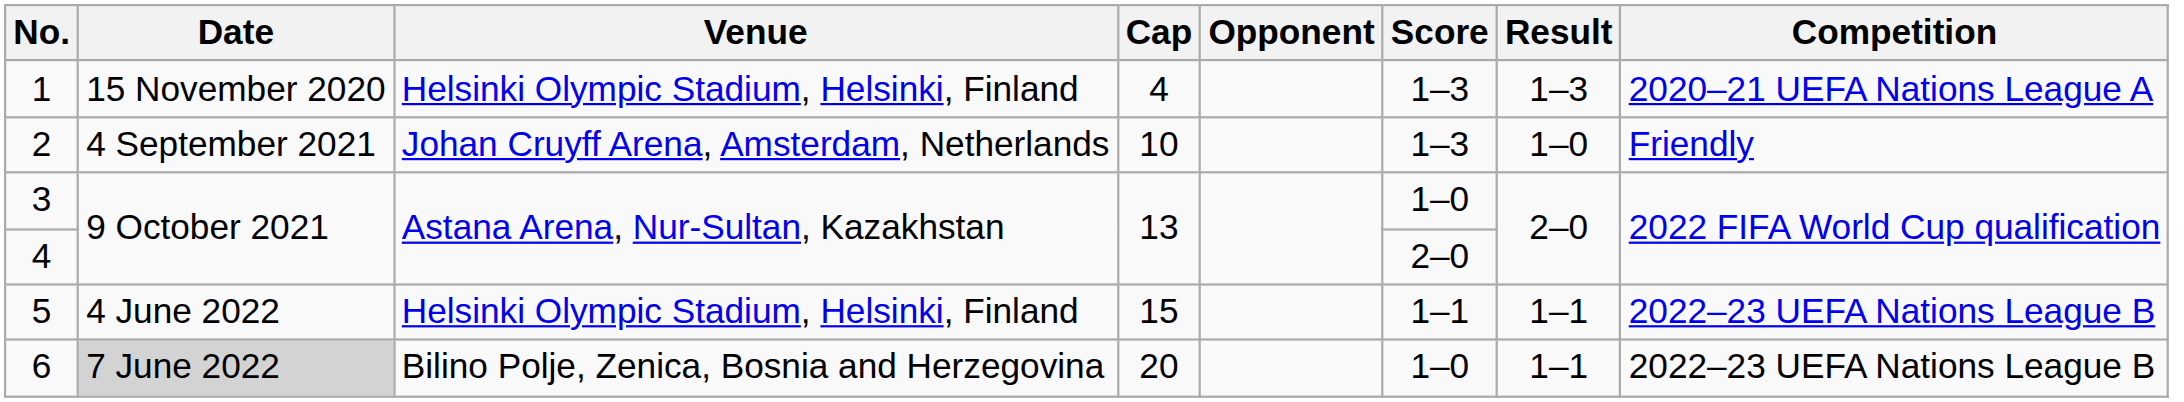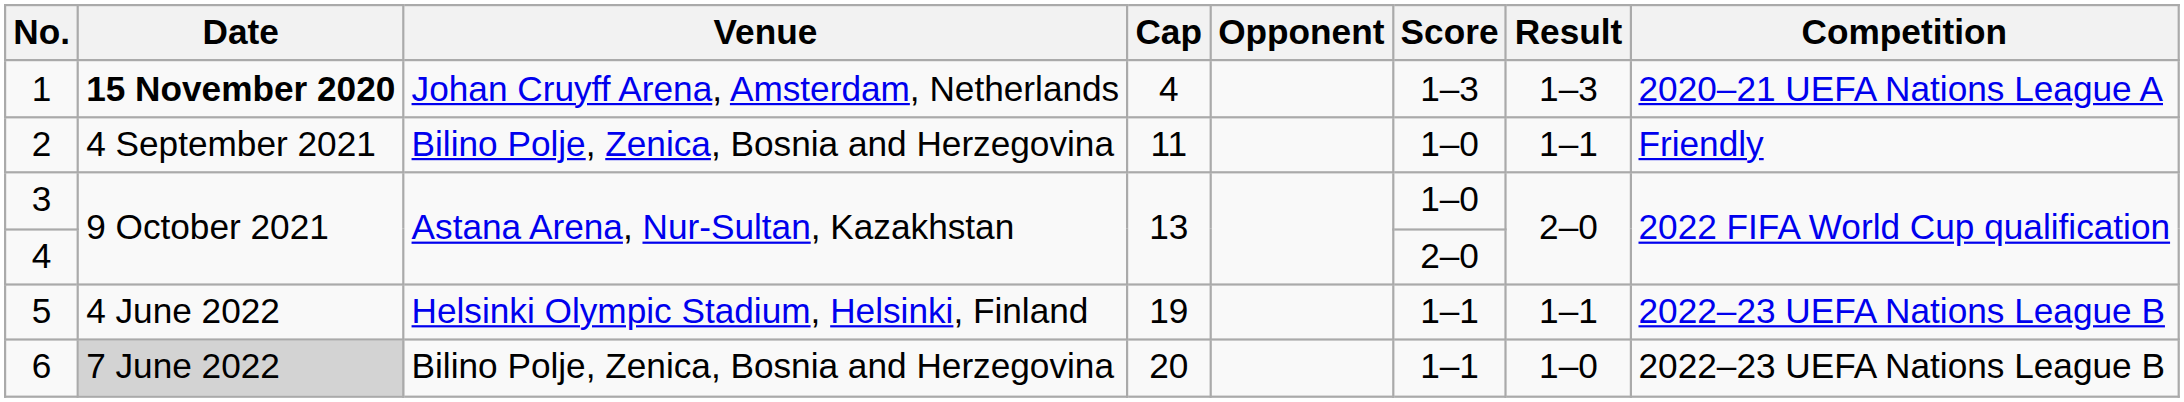(236, 88) normal -> (241, 88) bold
(740, 88) Helsinki Olympic Stadium, Helsinki, Finland -> (765, 88) Johan Cruyff Arena, Amsterdam, Netherlands
(756, 144) Johan Cruyff Arena, Amsterdam, Netherlands -> (763, 144) Bilino Polje, Zenica, Bosnia and Herzegovina
(1159, 144) 10 -> (1169, 144) 11
(1440, 144) 1–3 -> (1450, 144) 1–0
(1559, 144) 1–0 -> (1568, 144) 1–1
(1159, 311) 15 -> (1169, 311) 19
(1440, 367) 1–0 -> (1450, 367) 1–1
(1559, 367) 1–1 -> (1568, 367) 1–0
